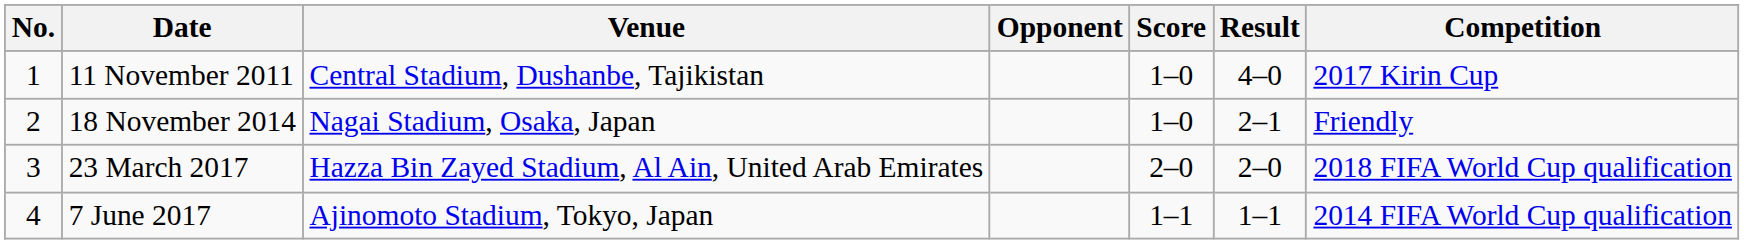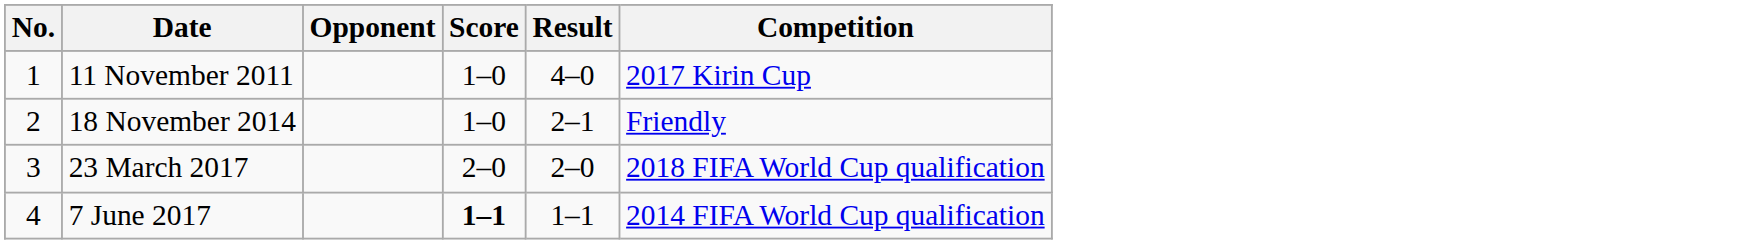- column: (646, 27)
(1171, 214) normal -> (484, 214) bold
